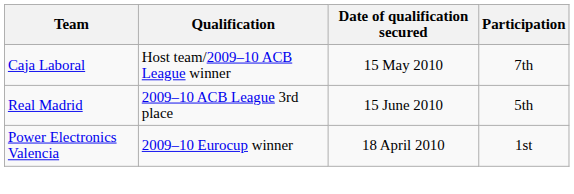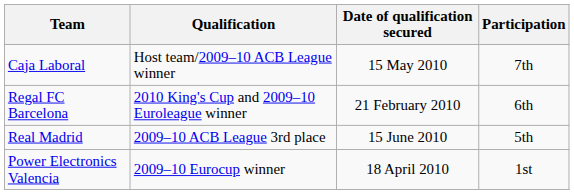+ row: (38, 105)
